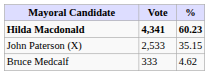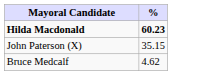- column: (158, 12)
